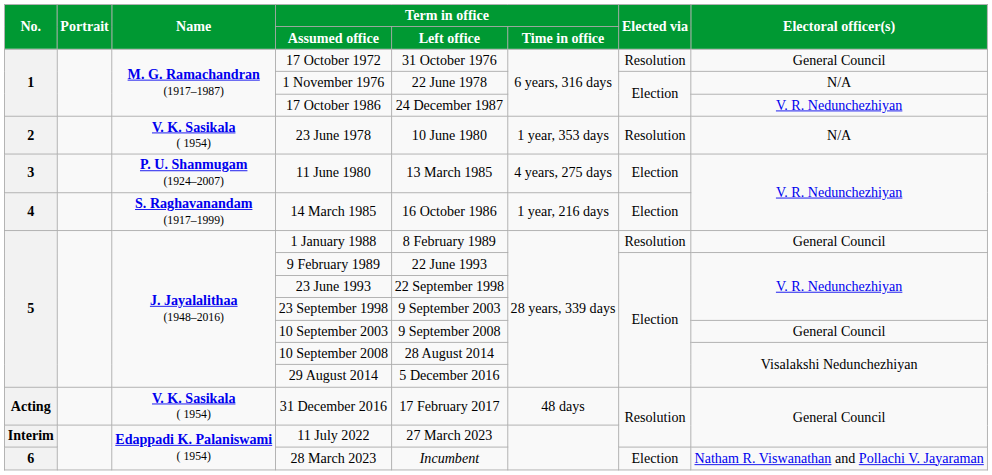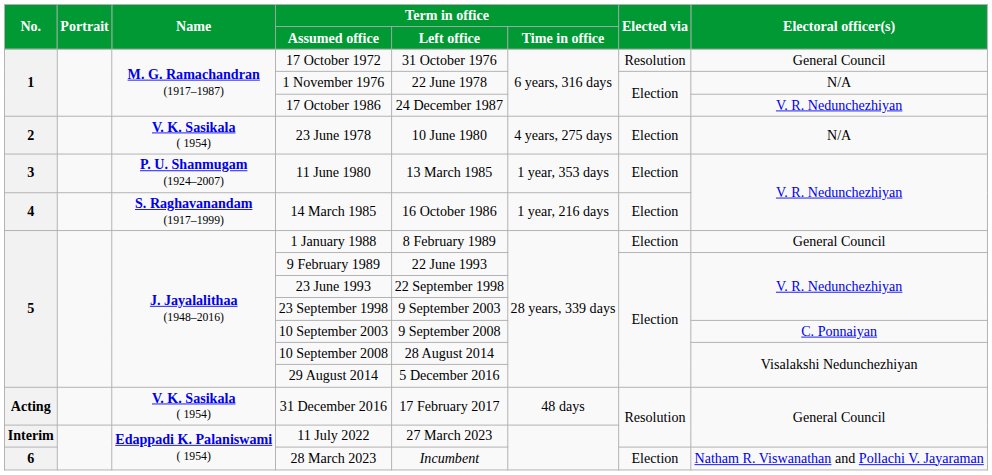(563, 135) 1 year, 353 days -> (563, 135) 4 years, 275 days
(655, 135) Resolution -> (655, 135) Election
(563, 173) 4 years, 275 days -> (563, 173) 1 year, 353 days
(655, 241) Resolution -> (655, 241) Election
(839, 331) General Council -> (839, 331) C. Ponnaiyan
